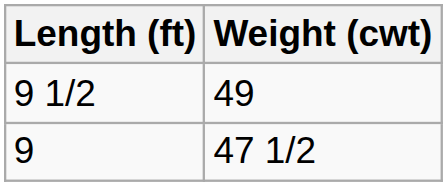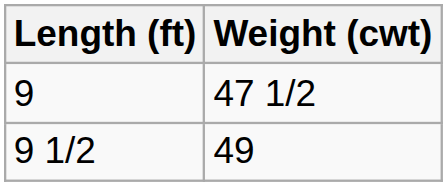rows swapped: (55, 92) <-> (24, 151)
